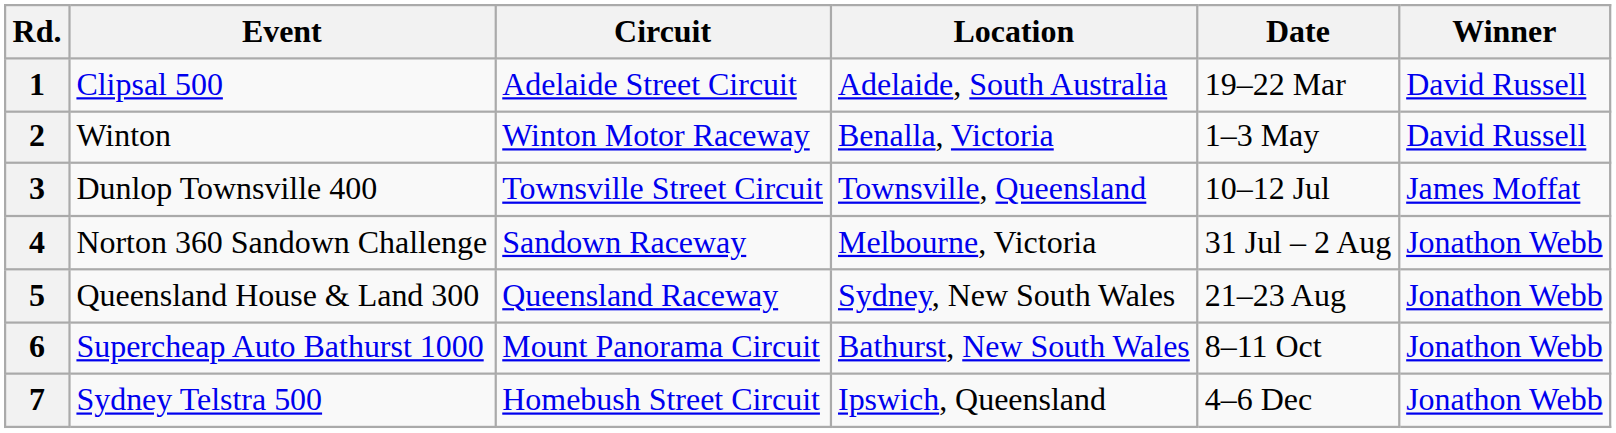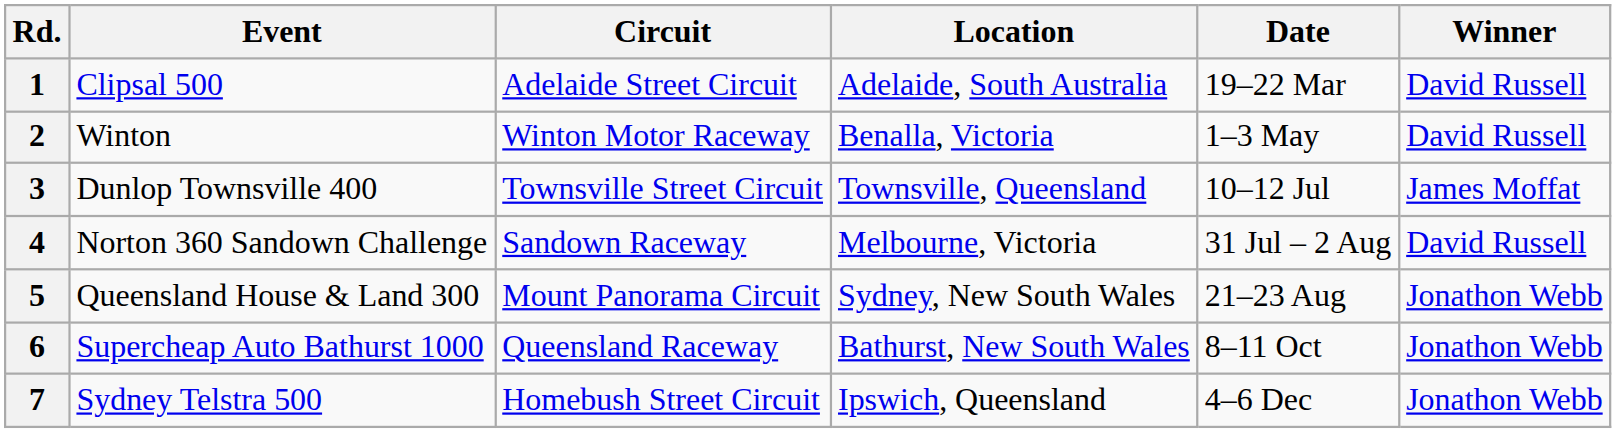(1504, 242) Jonathon Webb -> (1496, 242) David Russell
(640, 294) Queensland Raceway -> (661, 294) Mount Panorama Circuit
(661, 347) Mount Panorama Circuit -> (640, 347) Queensland Raceway
